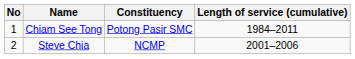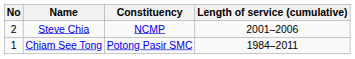rows swapped: (64, 29) <-> (64, 45)
